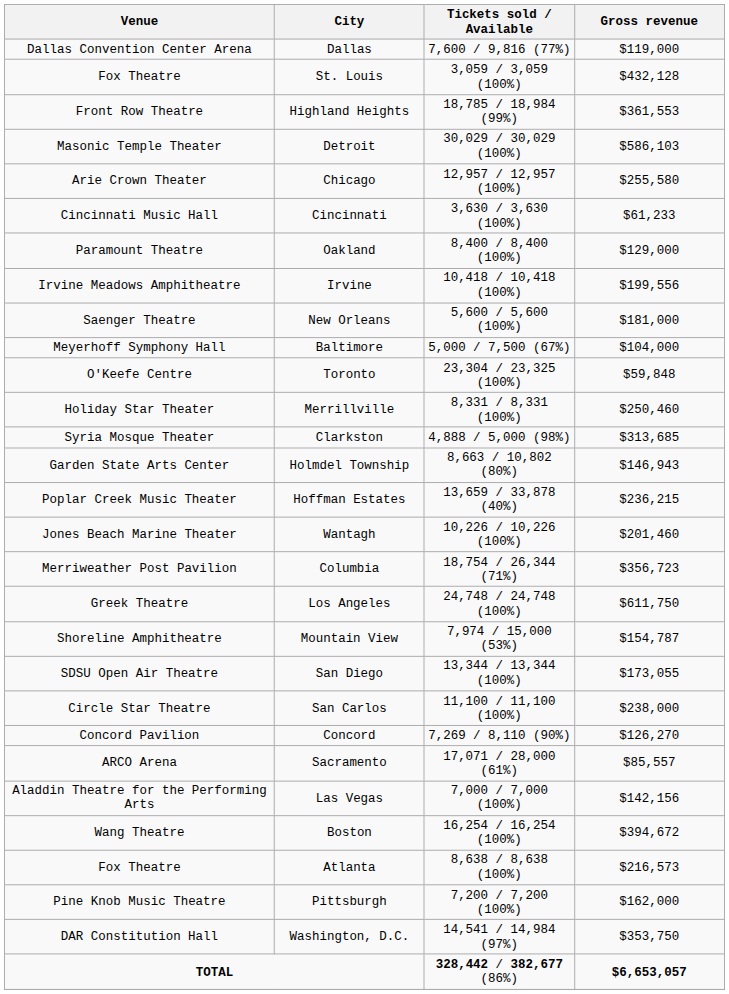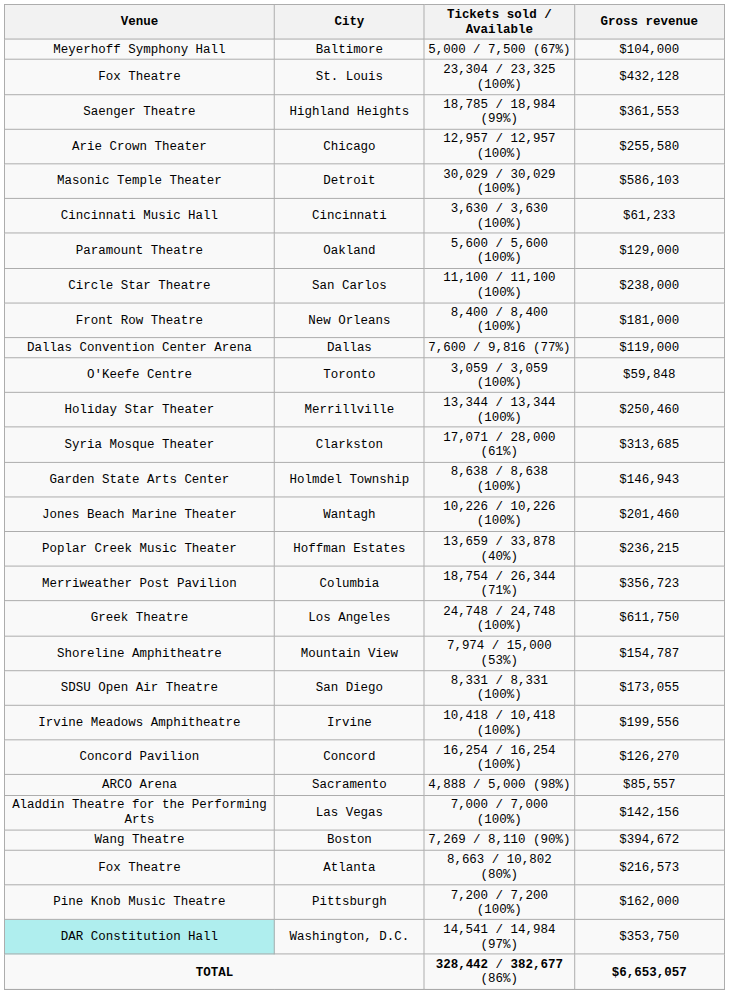rows swapped: (349, 348) <-> (349, 49)
(499, 77) 3,059 / 3,059 (100%) -> (499, 77) 23,304 / 23,325 (100%)
(139, 112) Front Row Theatre -> (139, 112) Saenger Theatre
rows swapped: (349, 181) <-> (349, 146)
(499, 251) 8,400 / 8,400 (100%) -> (499, 251) 5,600 / 5,600 (100%)
rows swapped: (349, 708) <-> (349, 285)
(139, 320) Saenger Theatre -> (139, 320) Front Row Theatre
(499, 320) 5,600 / 5,600 (100%) -> (499, 320) 8,400 / 8,400 (100%)
(499, 375) 23,304 / 23,325 (100%) -> (499, 375) 3,059 / 3,059 (100%)
(499, 410) 8,331 / 8,331 (100%) -> (499, 410) 13,344 / 13,344 (100%)
(499, 437) 4,888 / 5,000 (98%) -> (499, 445) 17,071 / 28,000 (61%)
(499, 465) 8,663 / 10,802 (80%) -> (499, 479) 8,638 / 8,638 (100%)
rows swapped: (349, 534) <-> (349, 500)
(499, 673) 13,344 / 13,344 (100%) -> (499, 688) 8,331 / 8,331 (100%)
(499, 736) 7,269 / 8,110 (90%) -> (499, 757) 16,254 / 16,254 (100%)
(499, 763) 17,071 / 28,000 (61%) -> (499, 785) 4,888 / 5,000 (98%)
(499, 833) 16,254 / 16,254 (100%) -> (499, 840) 7,269 / 8,110 (90%)
(499, 867) 8,638 / 8,638 (100%) -> (499, 867) 8,663 / 10,802 (80%)
(139, 937) no background -> (139, 937) paleturquoise background
